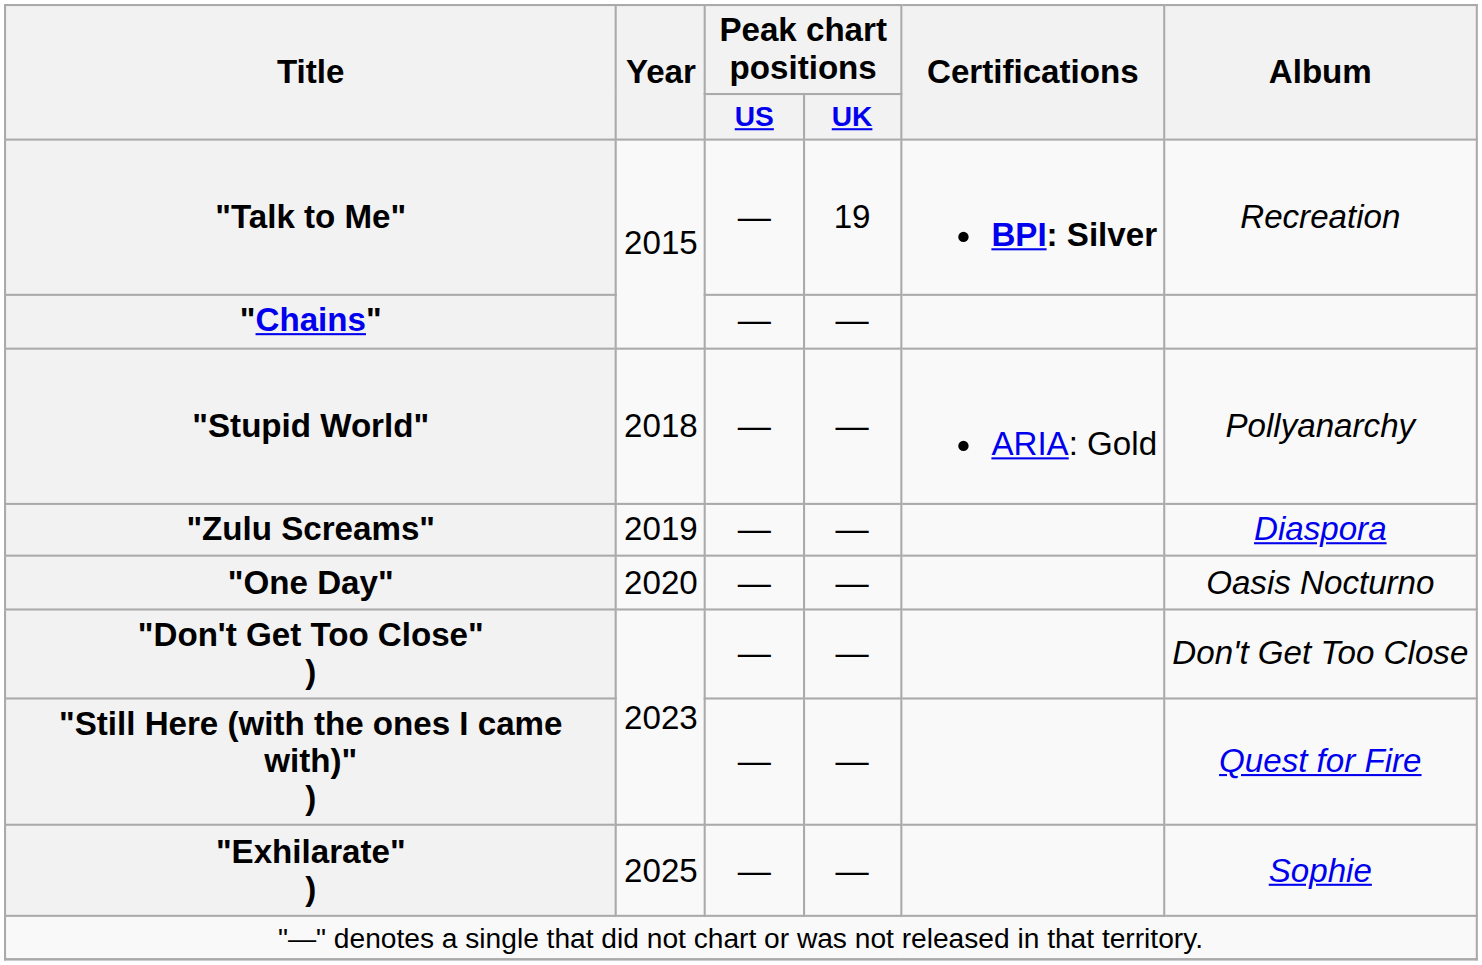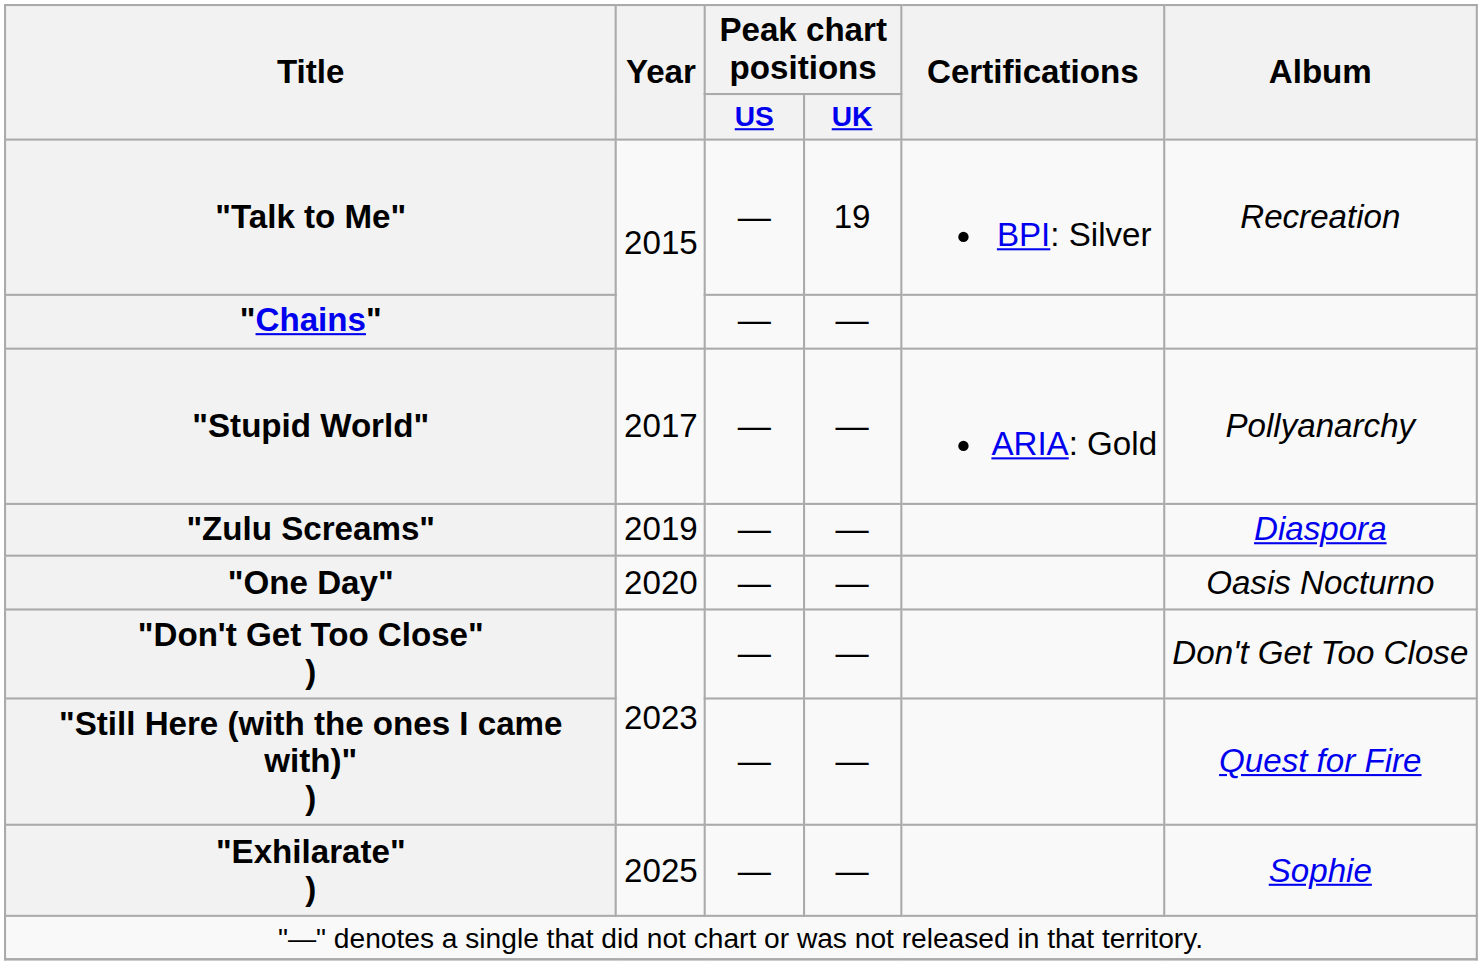(1033, 236) bold -> (1033, 236) normal
(661, 425) 2018 -> (661, 425) 2017
